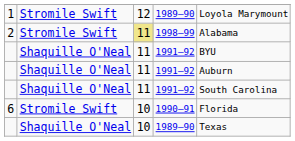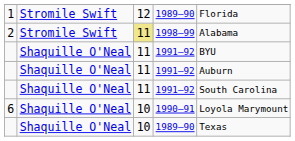(244, 14) Loyola Marymount -> (219, 14) Florida
(68, 108) Stromile Swift -> (75, 108) Shaquille O'Neal
(219, 108) Florida -> (244, 108) Loyola Marymount
